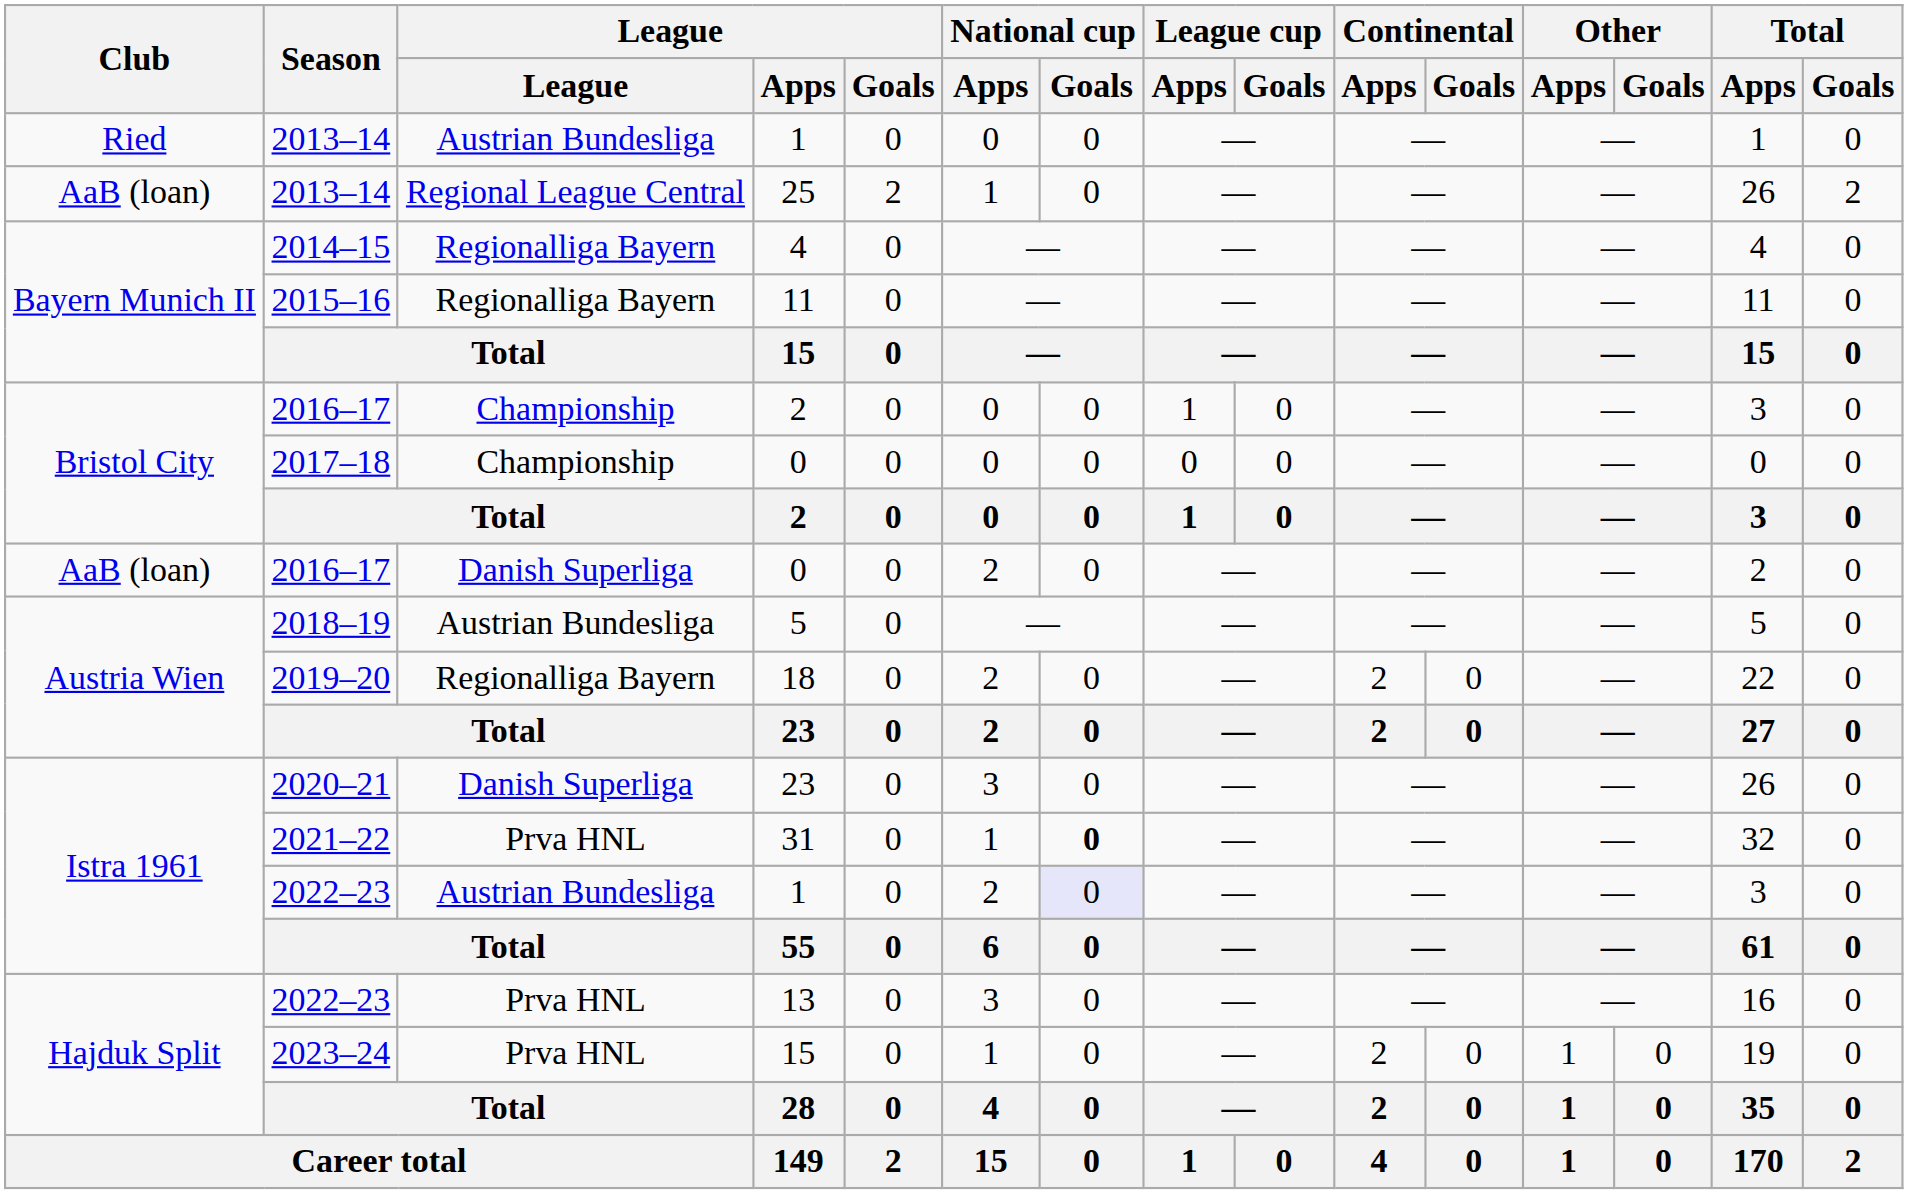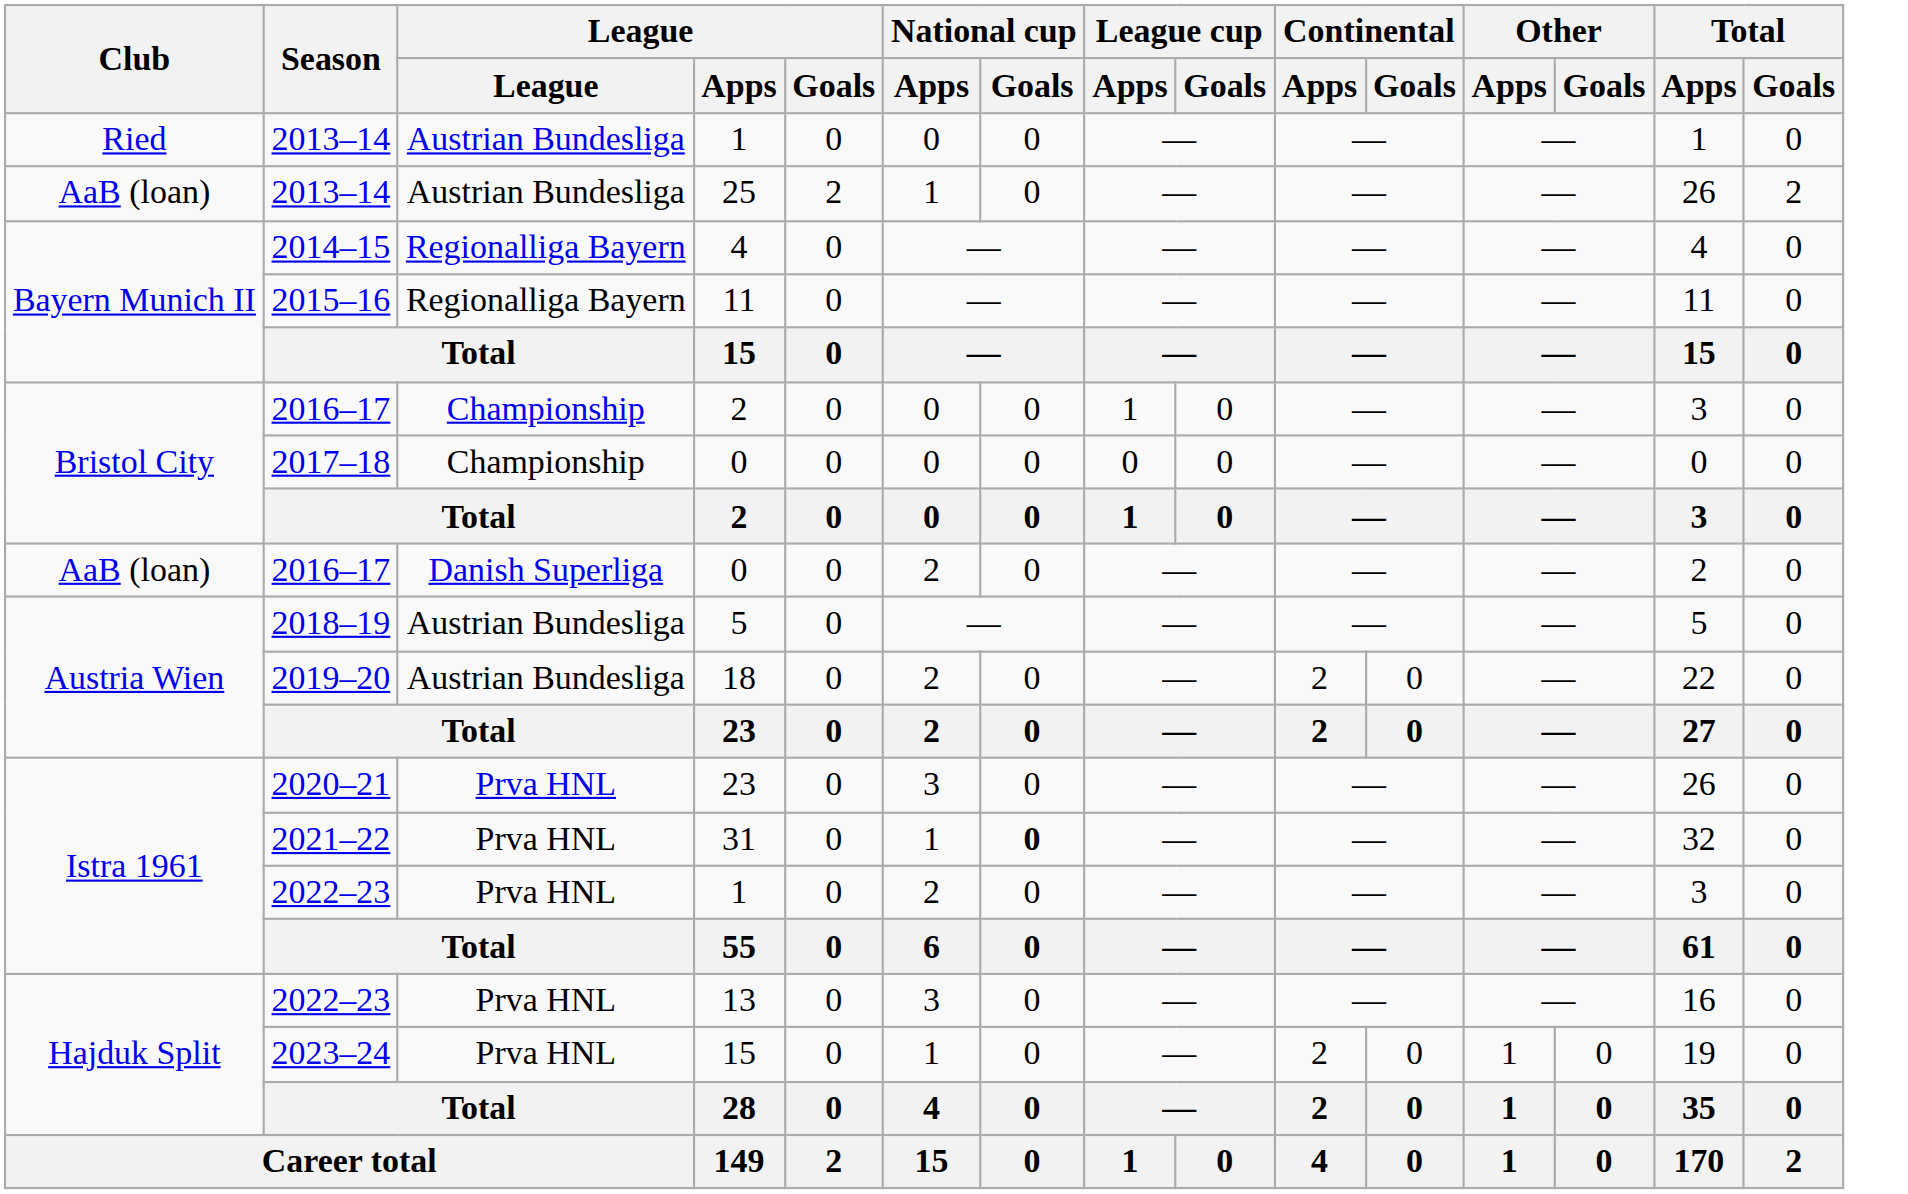(575, 192) Regional League Central -> (546, 192) Austrian Bundesliga
(575, 676) Regionalliga Bayern -> (546, 676) Austrian Bundesliga
(575, 784) Danish Superliga -> (546, 784) Prva HNL
(575, 892) Austrian Bundesliga -> (546, 892) Prva HNL
(1091, 892) lavender background -> (1032, 892) no background
